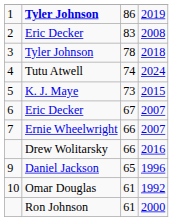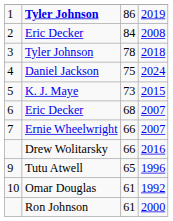(129, 33) 83 -> (129, 33) 84
(54, 71) Tutu Atwell -> (62, 71) Daniel Jackson
(129, 71) 74 -> (129, 71) 75
(129, 110) 67 -> (129, 110) 68
(62, 168) Daniel Jackson -> (54, 168) Tutu Atwell
